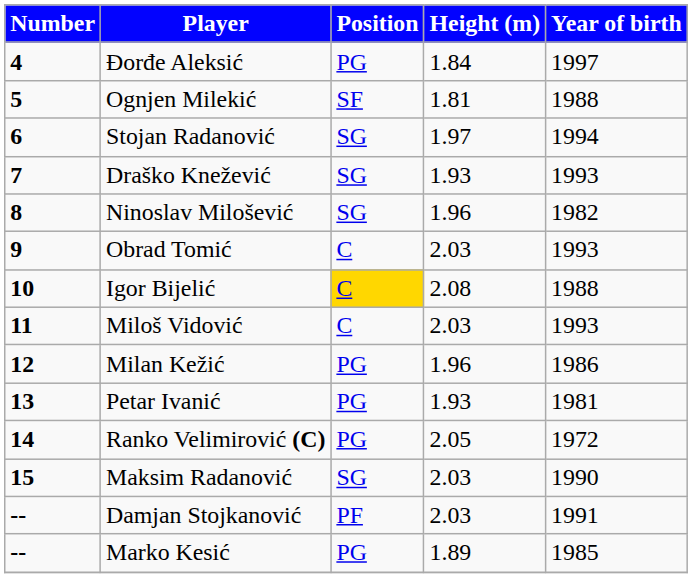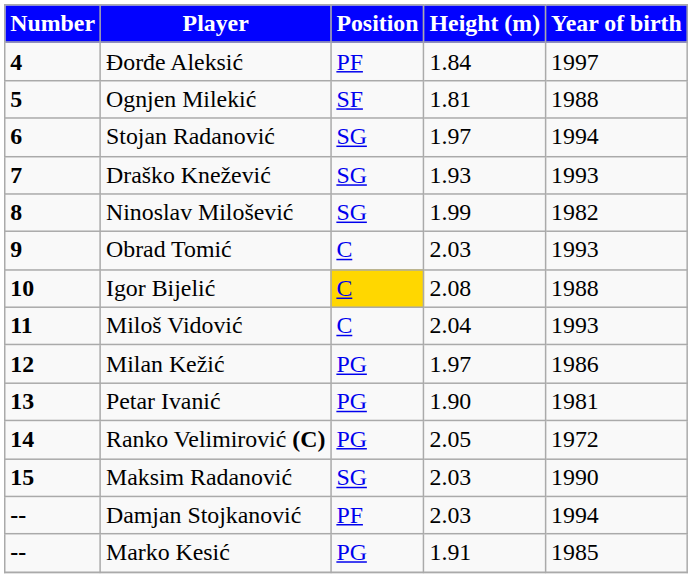(352, 61) PG -> (350, 61) PF
(450, 212) 1.96 -> (450, 212) 1.99
(450, 325) 2.03 -> (450, 325) 2.04
(450, 363) 1.96 -> (450, 363) 1.97
(450, 401) 1.93 -> (450, 401) 1.90
(575, 514) 1991 -> (575, 514) 1994
(450, 552) 1.89 -> (450, 552) 1.91
